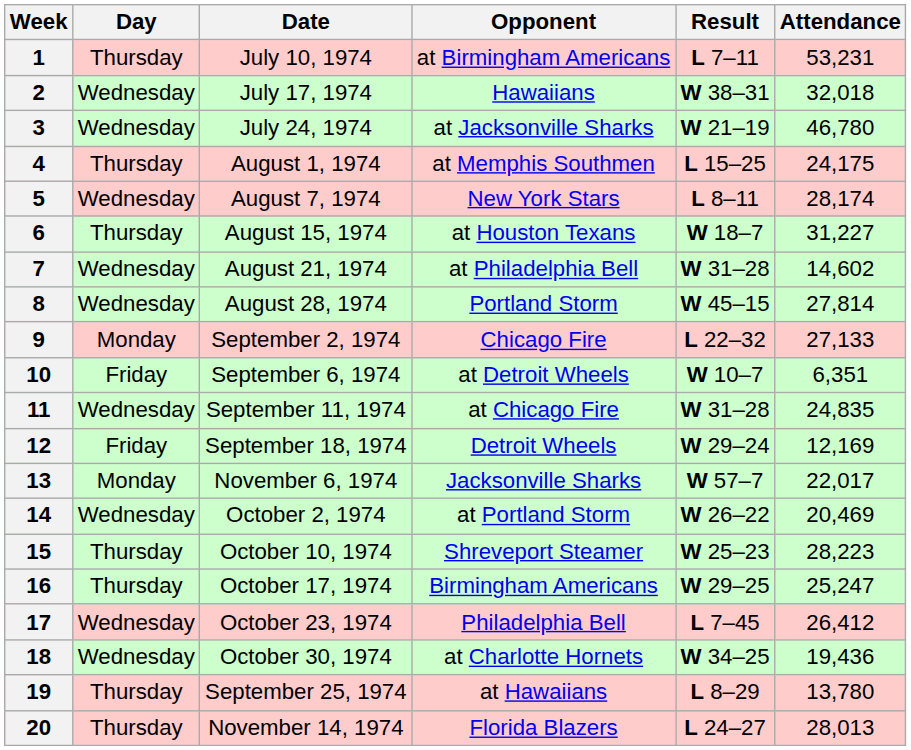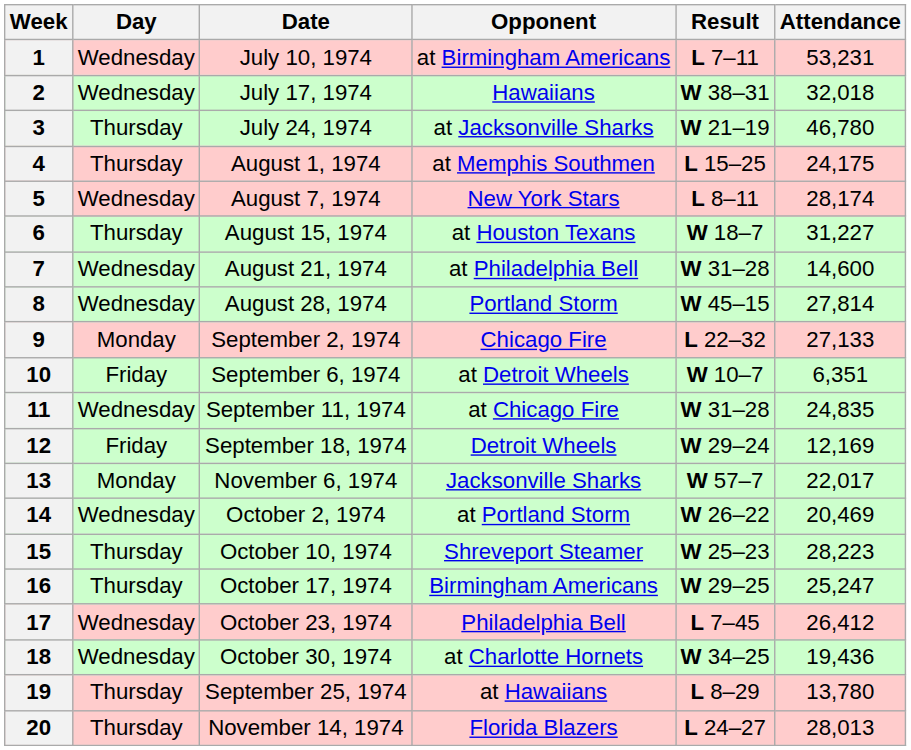(136, 57) Thursday -> (136, 57) Wednesday
(136, 127) Wednesday -> (136, 127) Thursday
(840, 269) 14,602 -> (840, 269) 14,600
